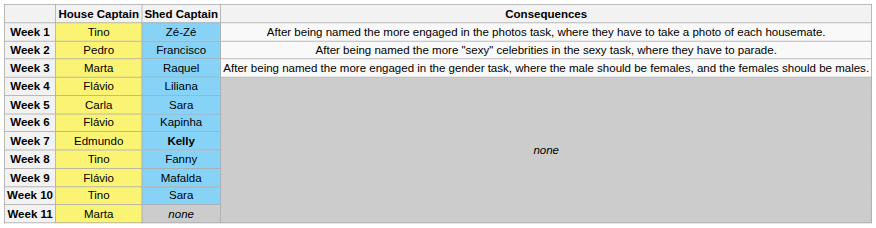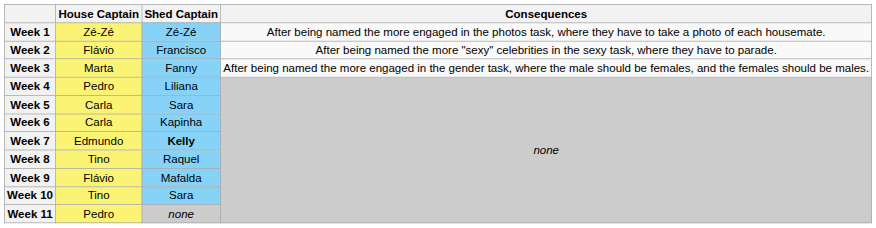(99, 32) Tino -> (99, 32) Zé-Zé
(99, 50) Pedro -> (99, 50) Flávio
(181, 68) Raquel -> (181, 68) Fanny
(99, 87) Flávio -> (99, 87) Pedro
(99, 123) Flávio -> (99, 123) Carla
(181, 159) Fanny -> (181, 159) Raquel
(99, 214) Marta -> (99, 214) Pedro
